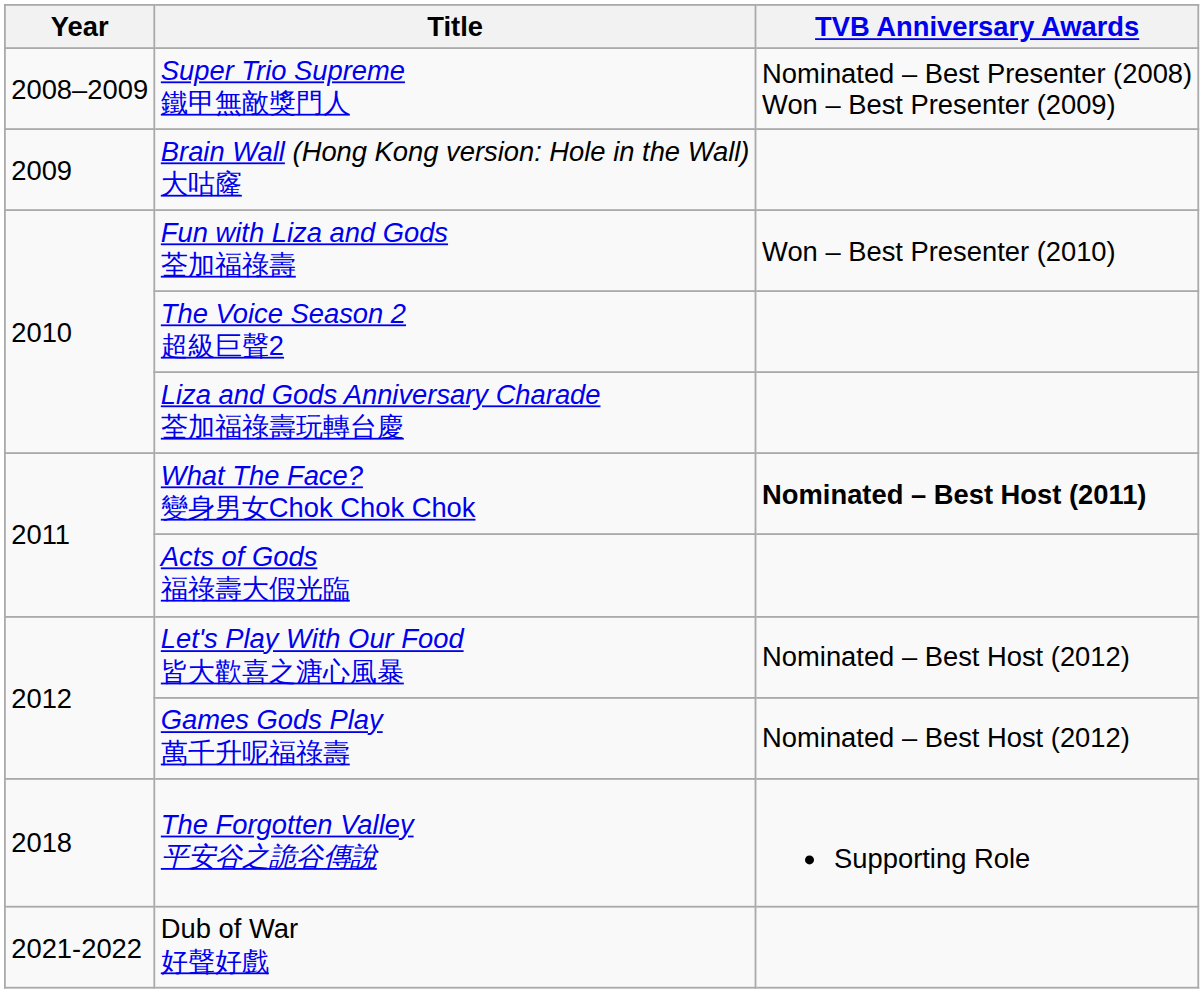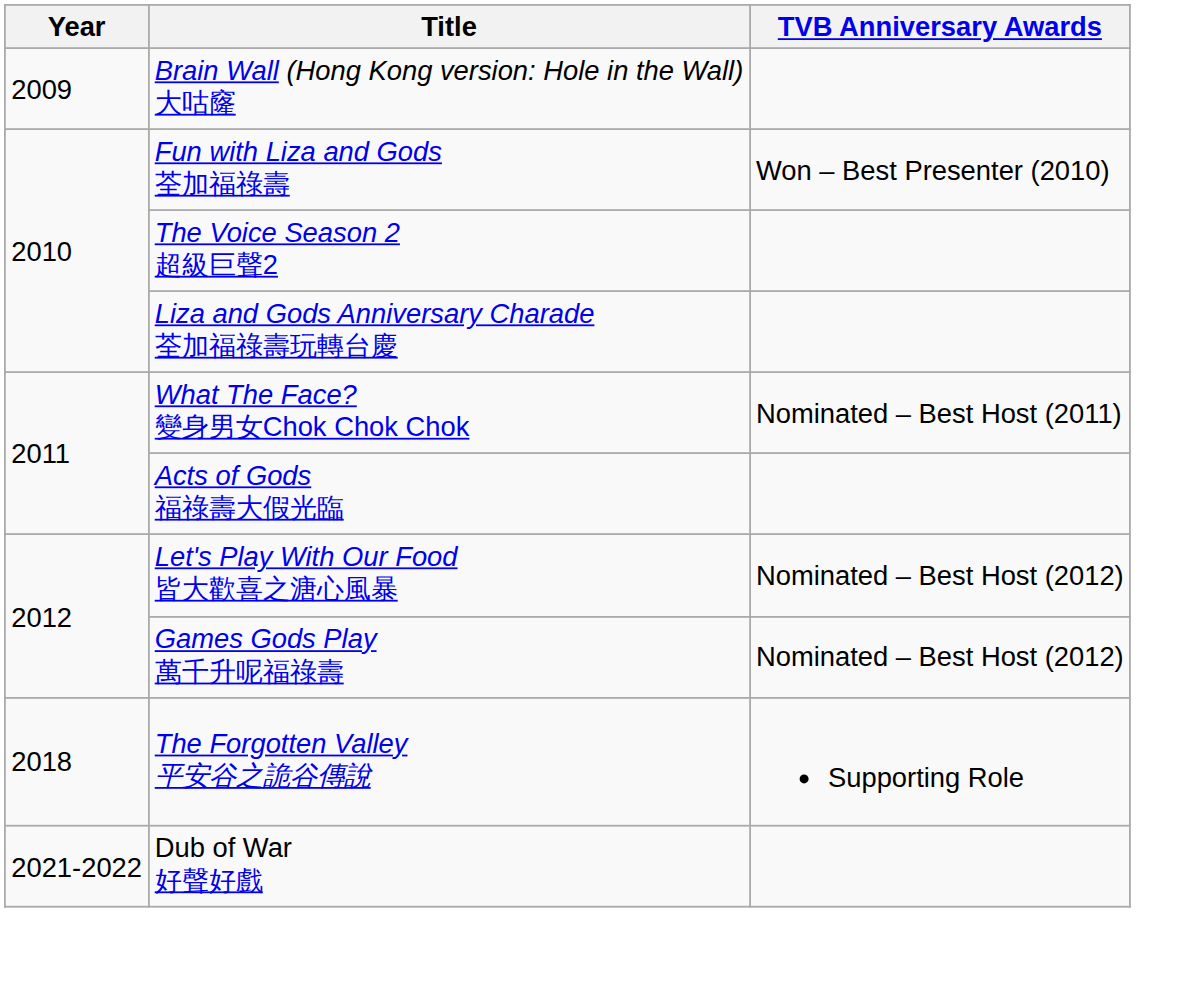- row: (283, 86)
(954, 495) bold -> (939, 413) normal
